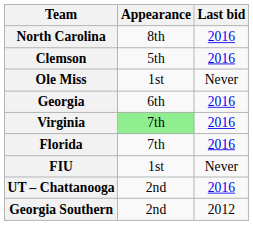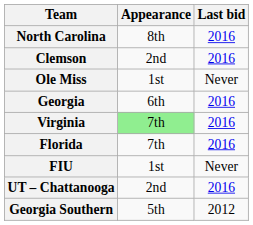(156, 58) 5th -> (156, 58) 2nd
(156, 209) 2nd -> (156, 209) 5th
